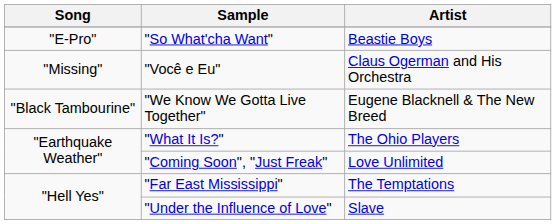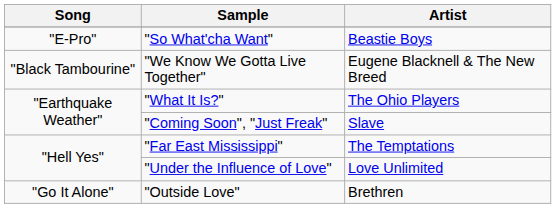- row: (182, 69)
(396, 162) Love Unlimited -> (366, 123) Slave
(366, 208) Slave -> (396, 169) Love Unlimited
+ row: (192, 191)
